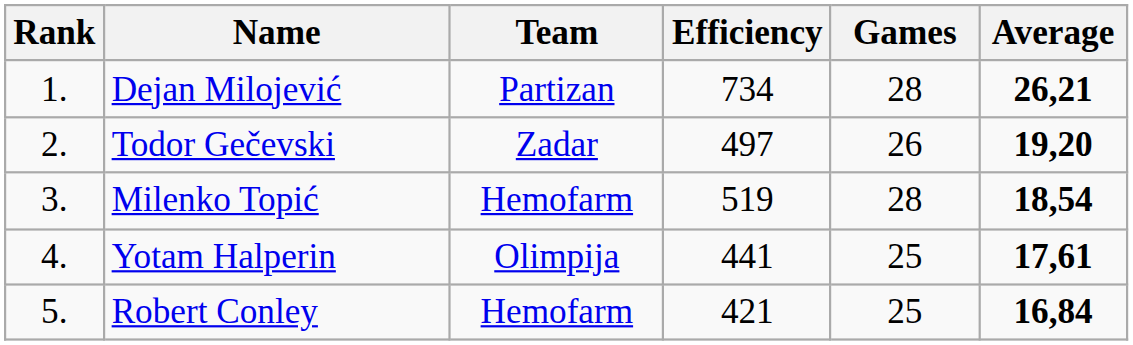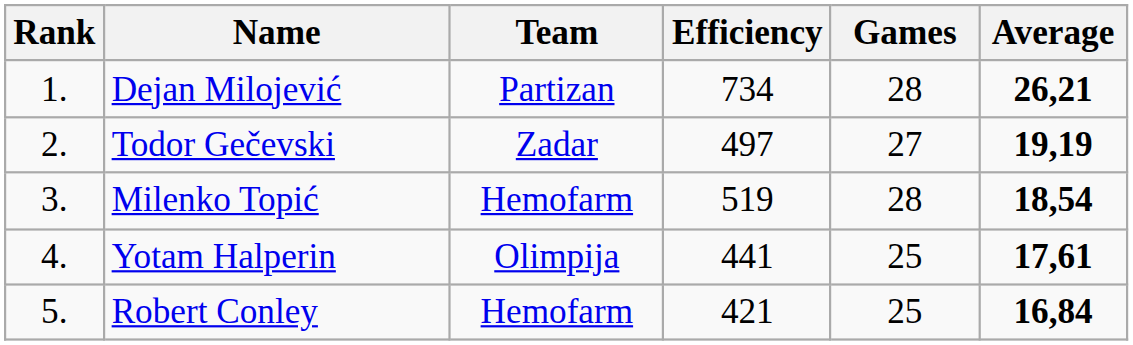(905, 144) 26 -> (905, 144) 27
(1053, 144) 19,20 -> (1053, 144) 19,19
